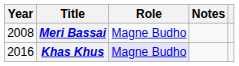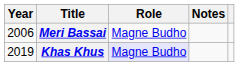(20, 33) 2008 -> (20, 33) 2006
(20, 52) 2016 -> (20, 52) 2019
